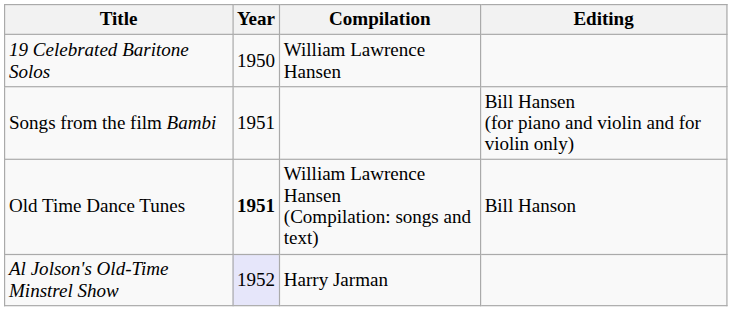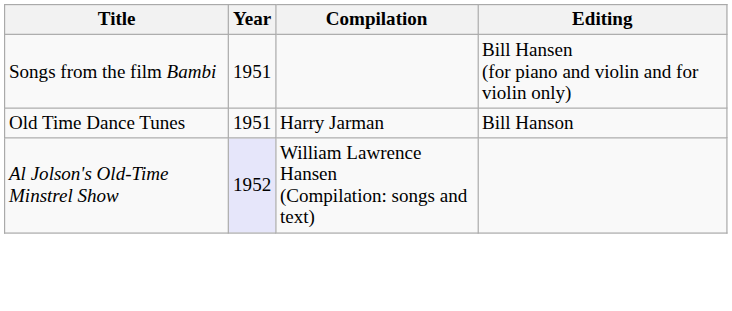- row: (99, 60)
(256, 206) bold -> (252, 122) normal
(377, 206) William Lawrence Hansen (Compilation: songs and text) -> (332, 122) Harry Jarman
(336, 279) Harry Jarman -> (374, 185) William Lawrence Hansen (Compilation: songs and text)
